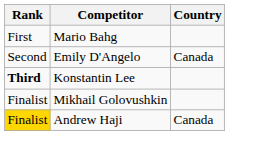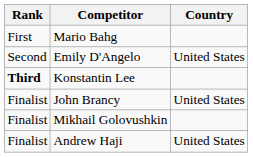(193, 57) Canada -> (209, 57) United States
+ row: (87, 99)
(27, 120) gold background -> (27, 141) no background
(193, 120) Canada -> (209, 141) United States
